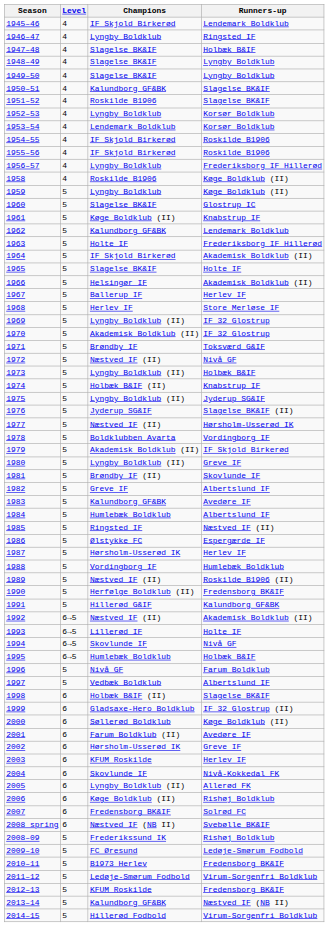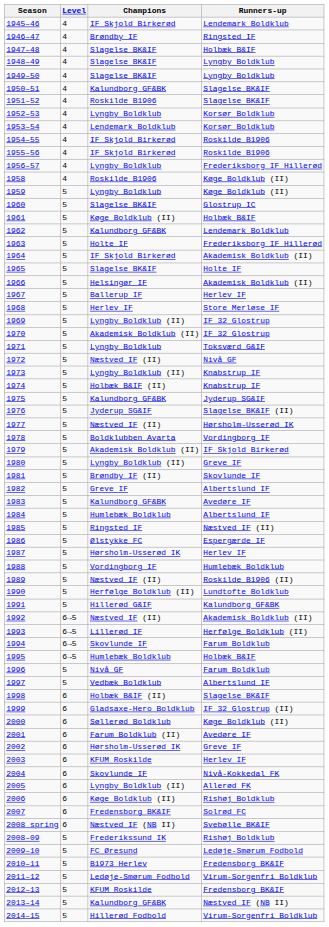(126, 37) Lyngby Boldklub -> (114, 37) Brøndby IF
(232, 218) Knabstrup IF -> (229, 218) Holbæk B&IF
(114, 347) Brøndby IF -> (126, 347) Lyngby Boldklub
(229, 373) Holbæk B&IF -> (232, 373) Knabstrup IF
(137, 398) Lyngby Boldklub (II) -> (128, 398) Kalundborg GF&BK
(244, 592) Fredensborg BK&IF -> (246, 592) Lundtofte Boldklub
(222, 631) Holte IF -> (255, 631) Herfølge Boldklub (II)
(220, 644) Nivå GF -> (236, 644) Farum Boldklub
